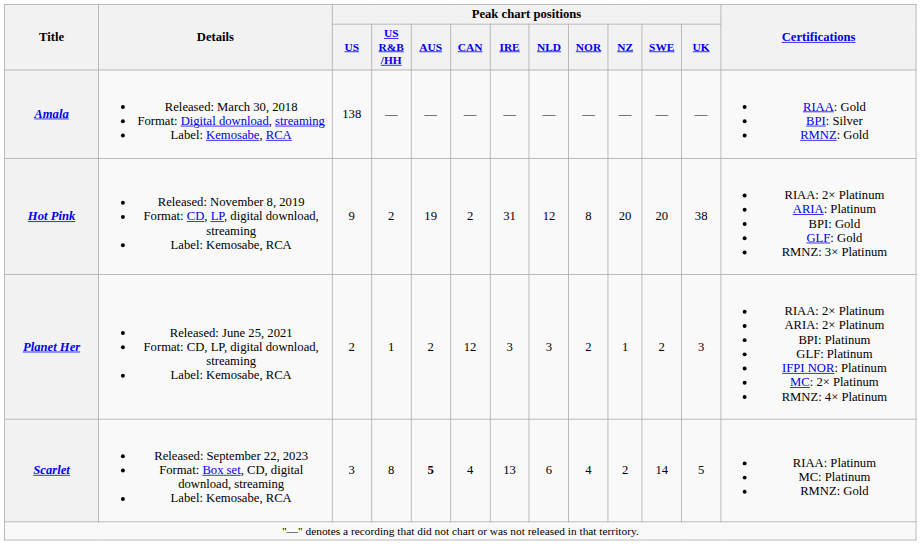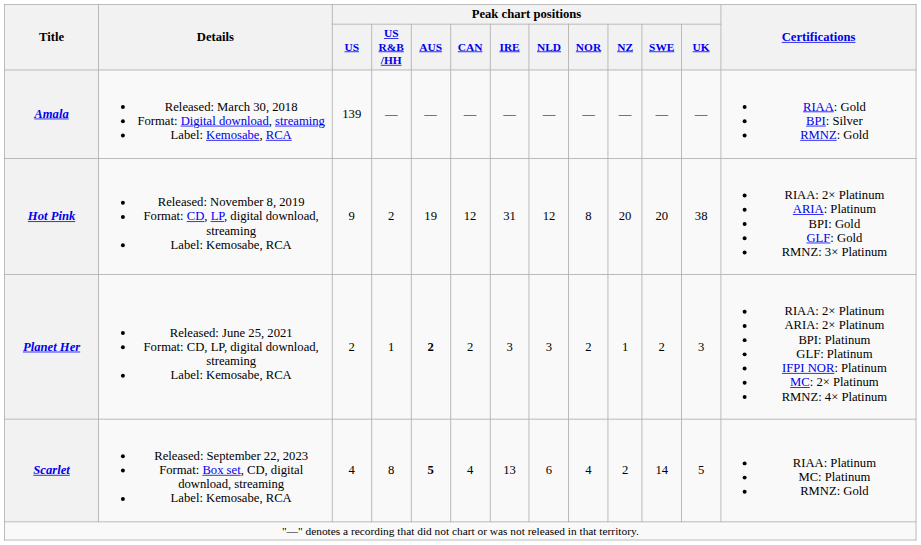(352, 114) 138 -> (352, 114) 139
(470, 216) 2 -> (470, 216) 12
(431, 347) normal -> (431, 347) bold
(470, 347) 12 -> (470, 347) 2
(352, 470) 3 -> (352, 470) 4
